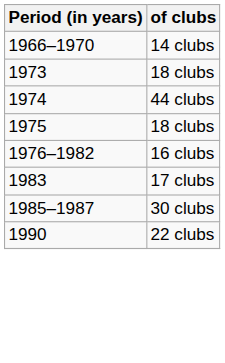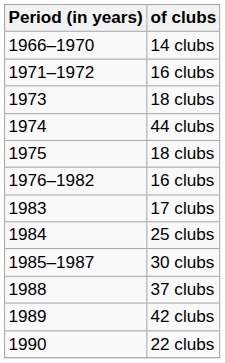+ row: (51, 72)
+ row: (28, 235)
+ row: (28, 289)
+ row: (28, 316)
